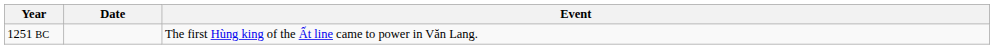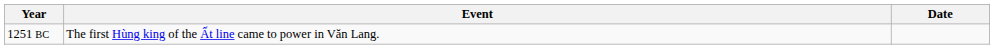columns swapped: (113, 14) <-> (576, 14)
